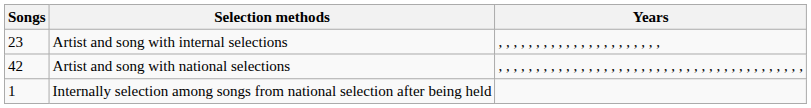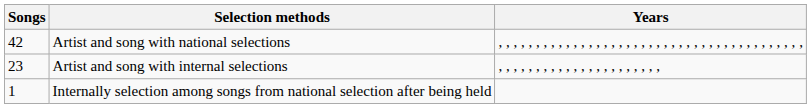rows swapped: (171, 66) <-> (170, 41)
